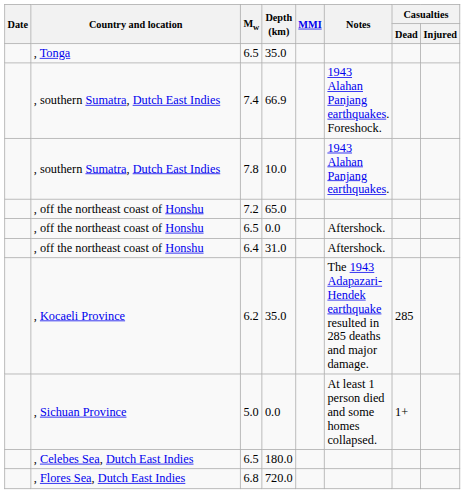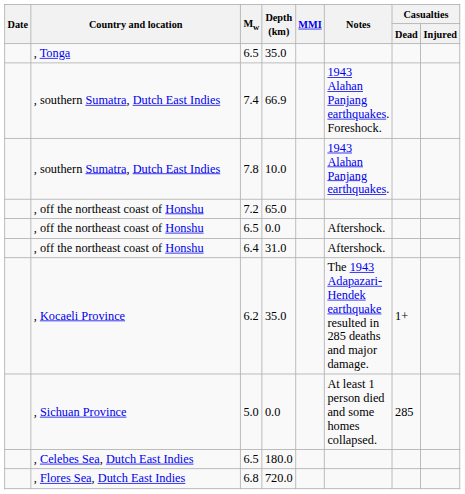(404, 316) 285 -> (402, 316) 1+
(402, 411) 1+ -> (404, 411) 285
